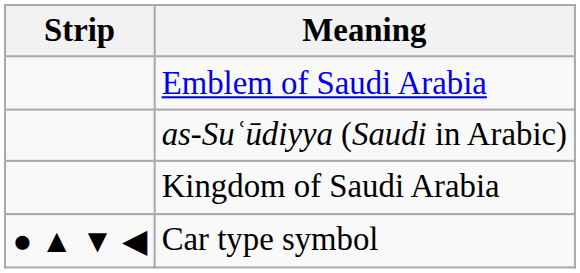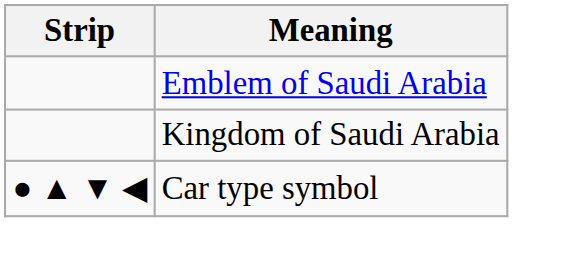- row: (364, 134)
